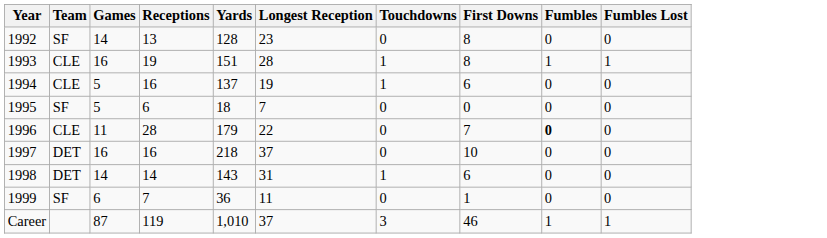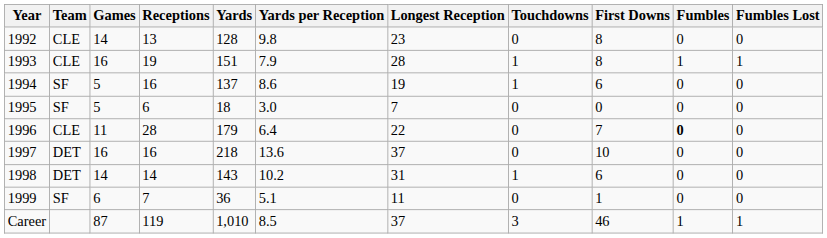+ column: (321, 15)
(61, 38) SF -> (66, 38) CLE
(66, 84) CLE -> (61, 84) SF
